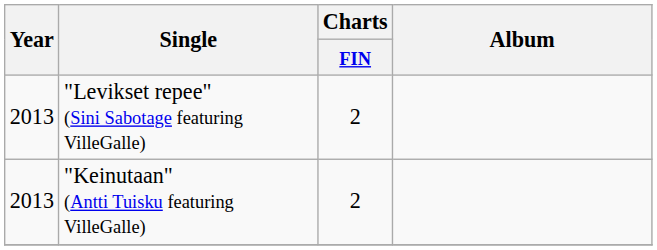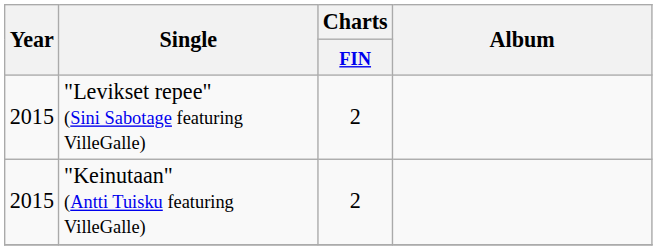(32, 116) 2013 -> (32, 116) 2015
(32, 201) 2013 -> (32, 201) 2015
